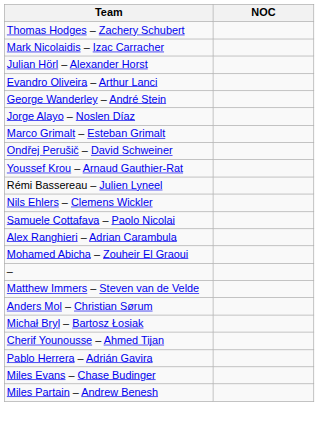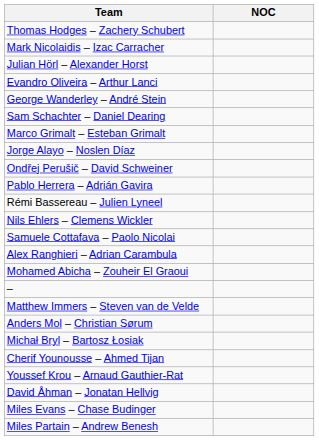+ row: (86, 116)
rows swapped: (86, 133) <-> (71, 116)
rows swapped: (95, 168) <-> (80, 358)
+ row: (83, 392)
